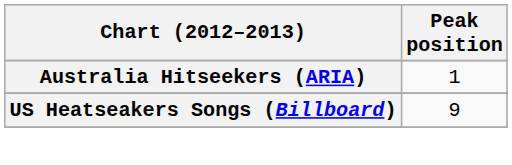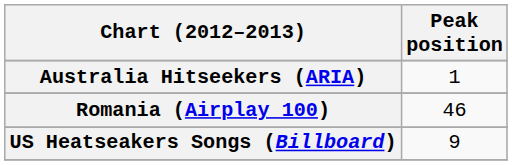+ row: (203, 110)
